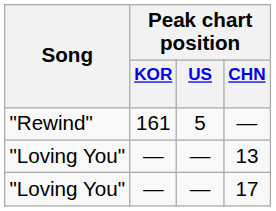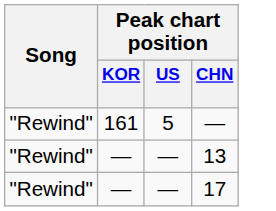(67, 156) "Loving You" -> (51, 156) "Rewind"
(67, 189) "Loving You" -> (51, 189) "Rewind"
